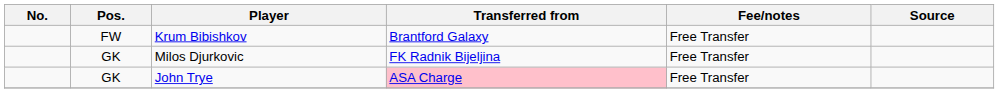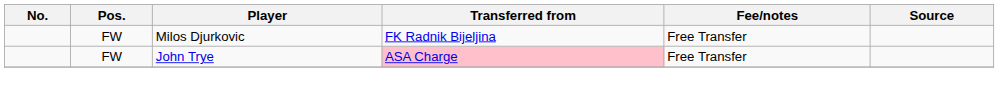- row: (201, 36)
(111, 57) GK -> (112, 36) FW
(111, 78) GK -> (112, 57) FW
